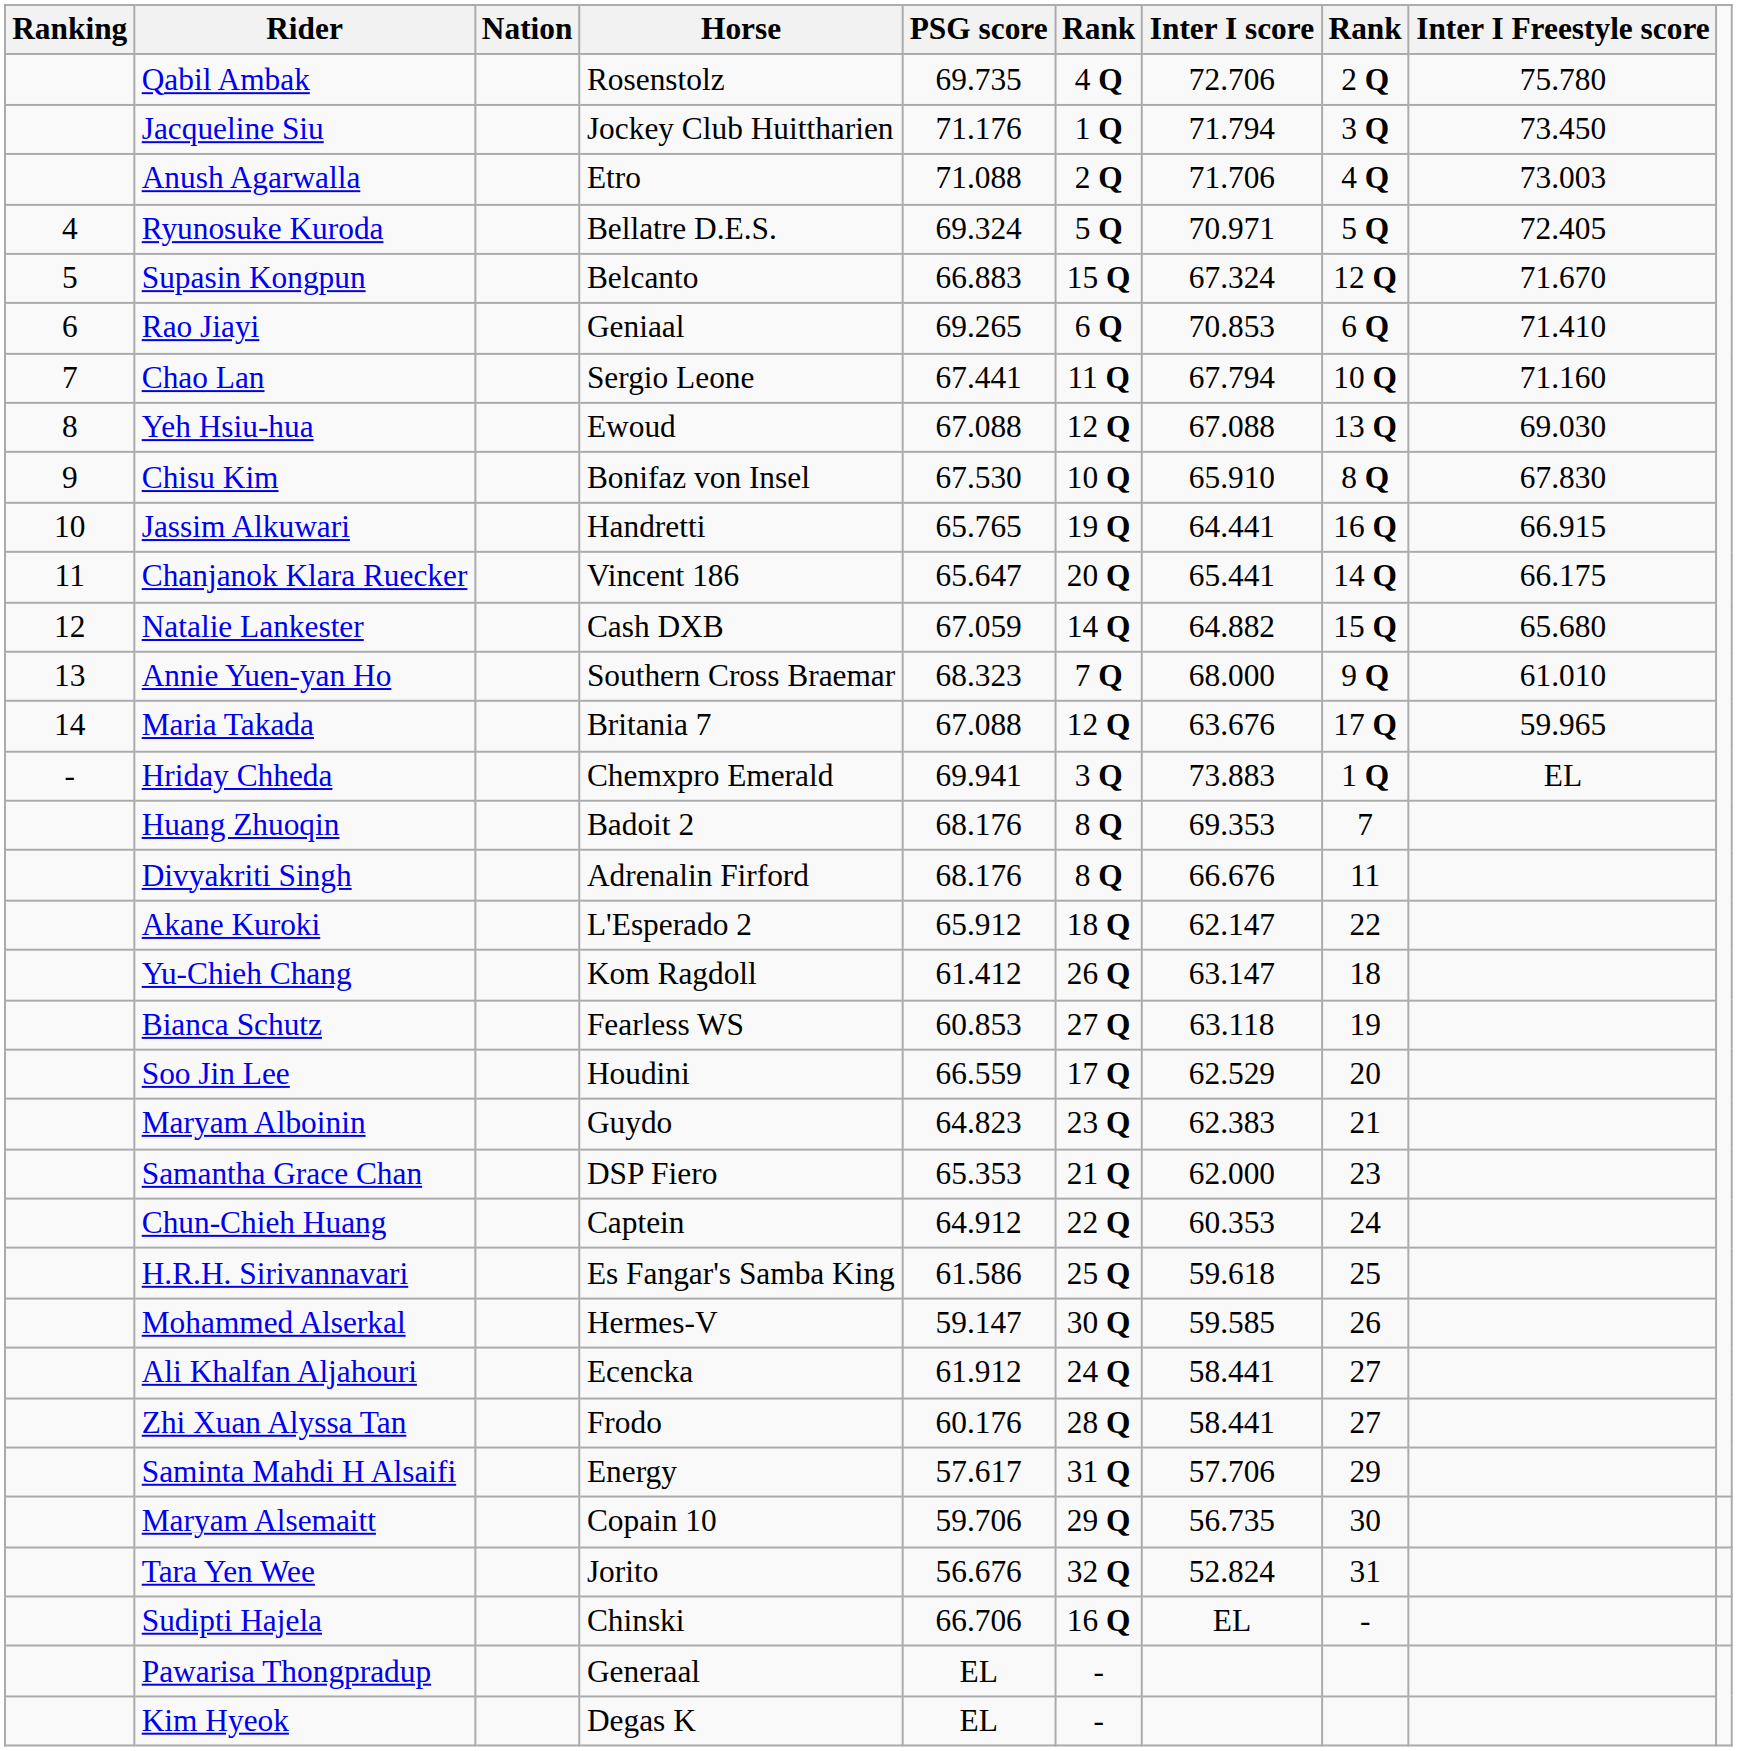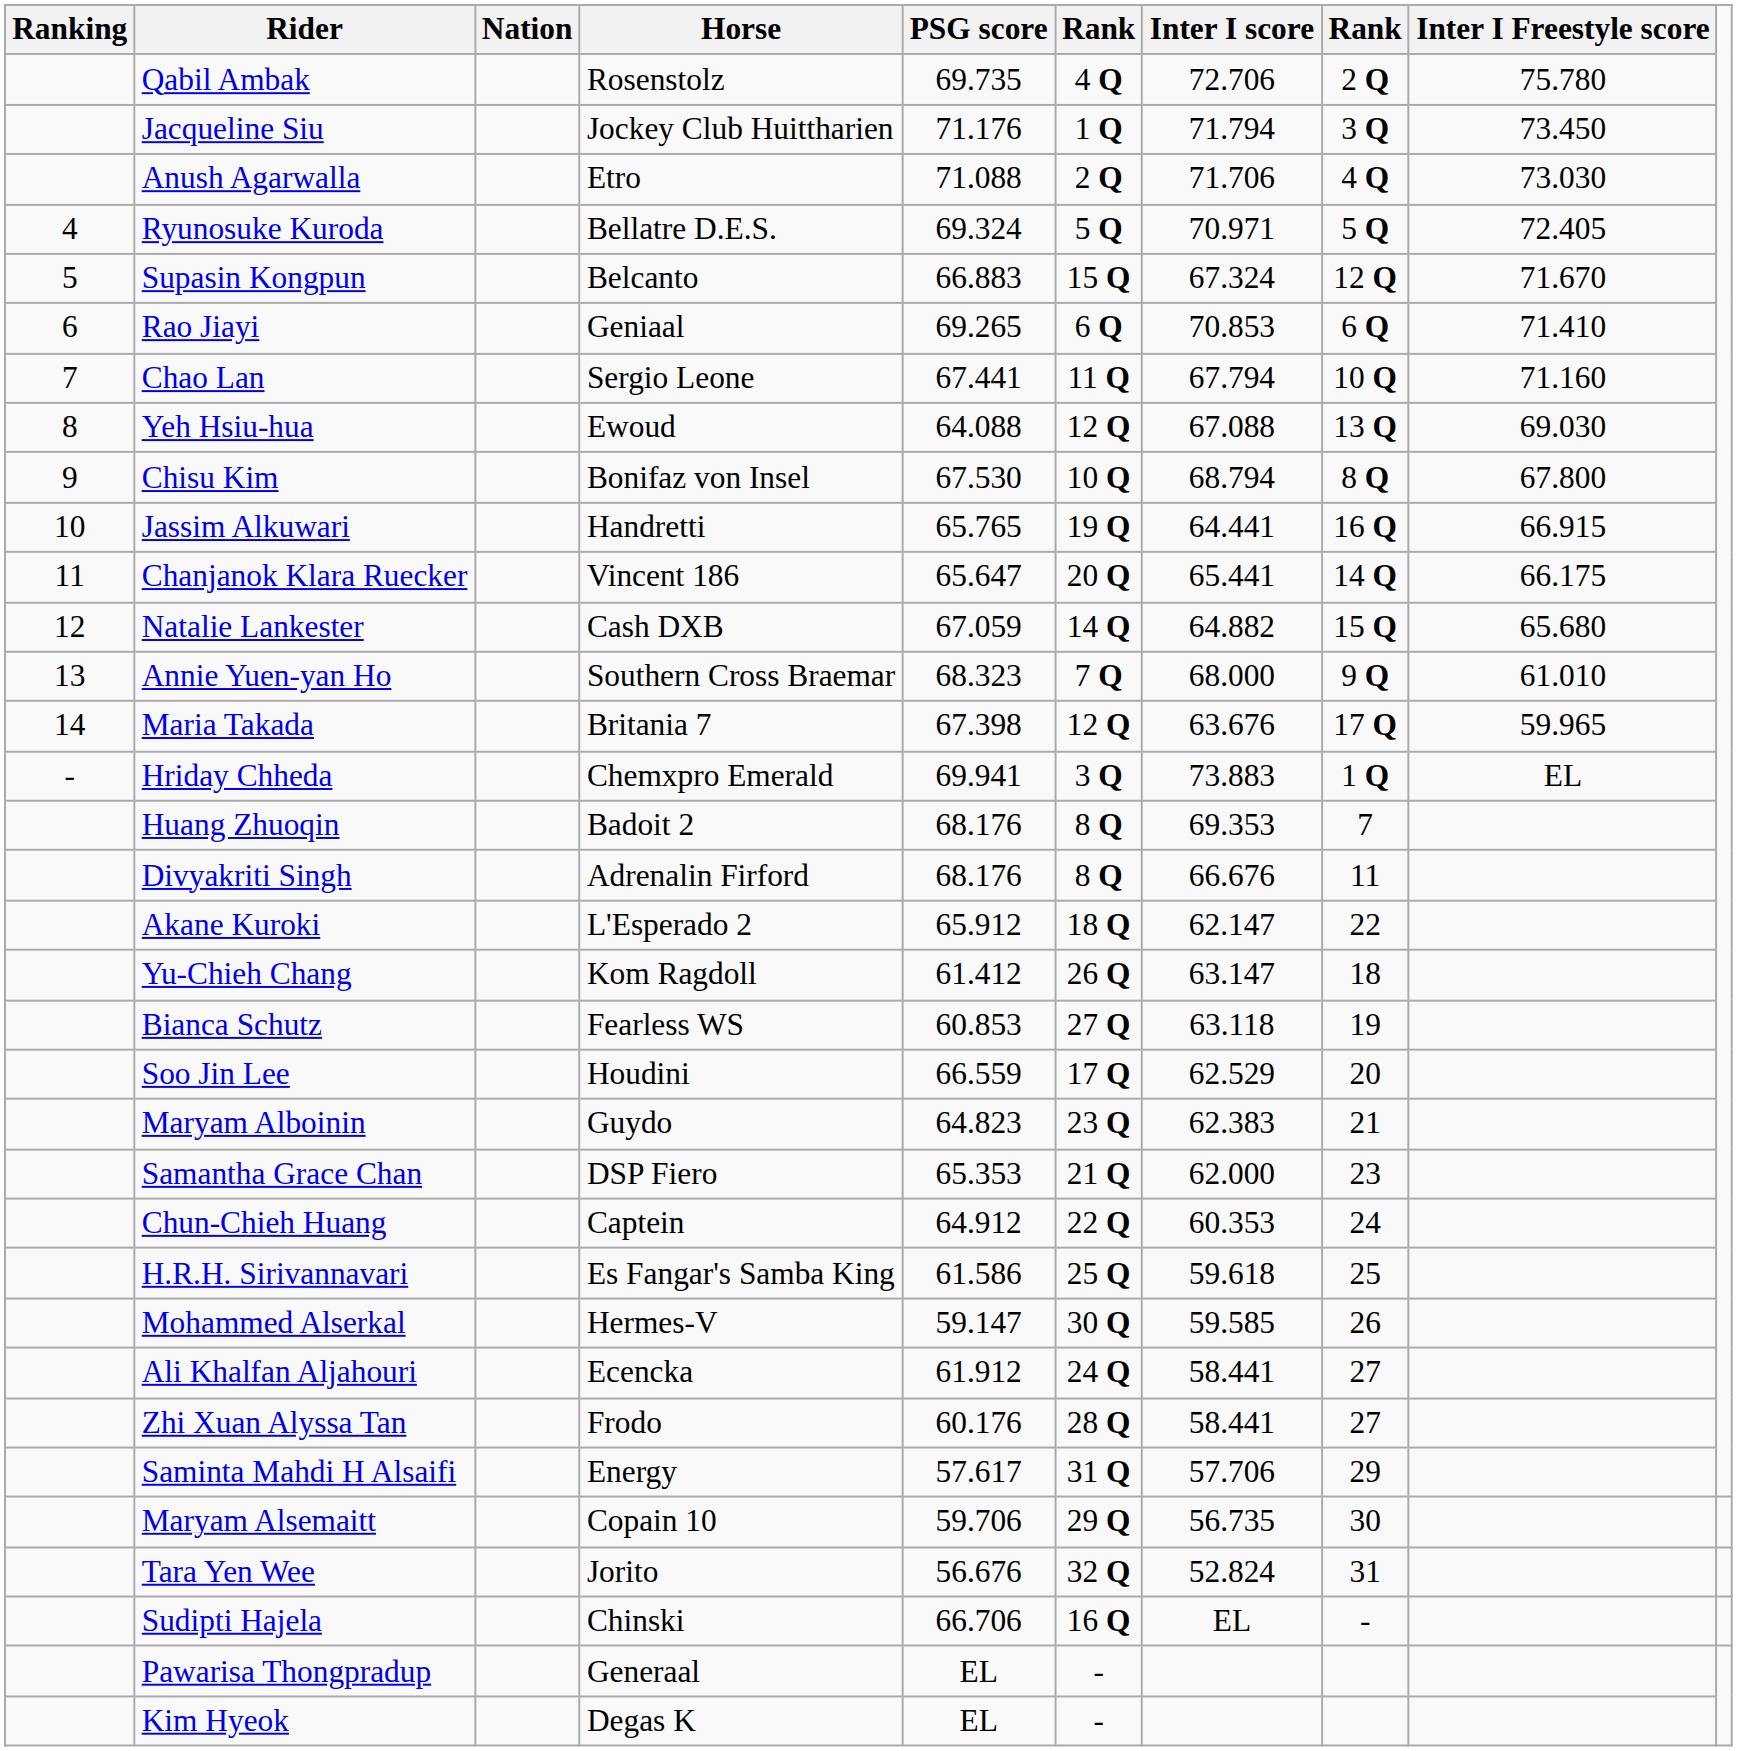(1563, 178) 73.003 -> (1563, 178) 73.030
(979, 427) 67.088 -> (979, 427) 64.088
(1232, 476) 65.910 -> (1232, 476) 68.794
(1563, 476) 67.830 -> (1563, 476) 67.800
(979, 725) 67.088 -> (979, 725) 67.398
